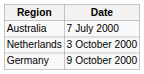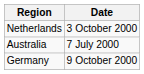rows swapped: (27, 28) <-> (34, 45)
